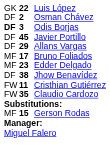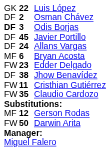(24, 46) 29 -> (24, 46) 24
+ row: (59, 56)
- row: (63, 56)
(10, 65) MF -> (11, 65) FW
(24, 113) 15 -> (24, 113) 12
+ row: (57, 123)
